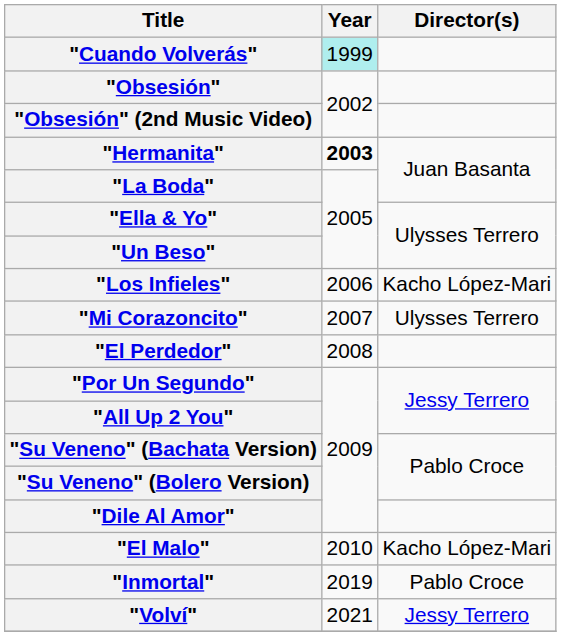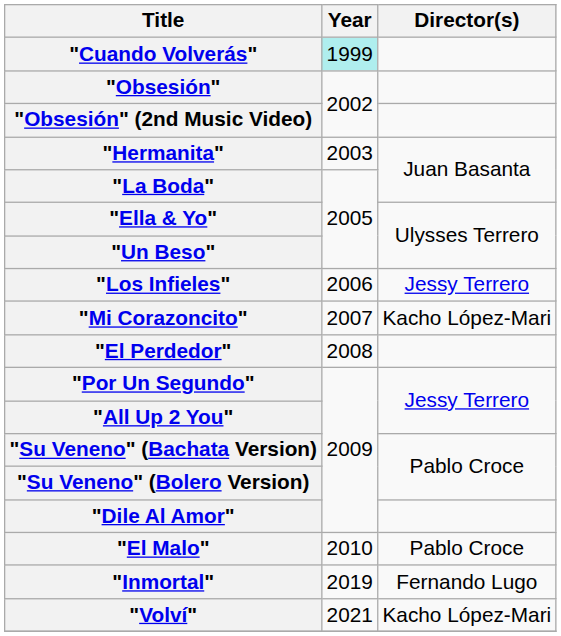(350, 152) bold -> (350, 152) normal
(467, 284) Kacho López-Mari -> (467, 284) Jessy Terrero
(467, 317) Ulysses Terrero -> (467, 317) Kacho López-Mari
(467, 548) Kacho López-Mari -> (467, 548) Pablo Croce
(467, 581) Pablo Croce -> (467, 581) Fernando Lugo
(467, 614) Jessy Terrero -> (467, 614) Kacho López-Mari
